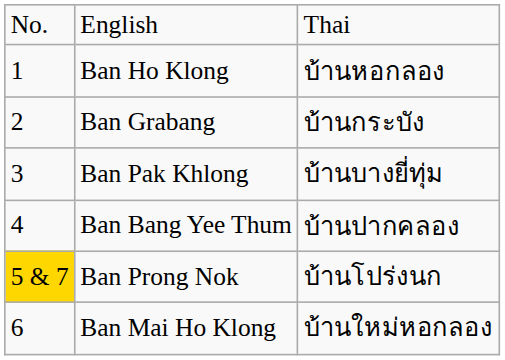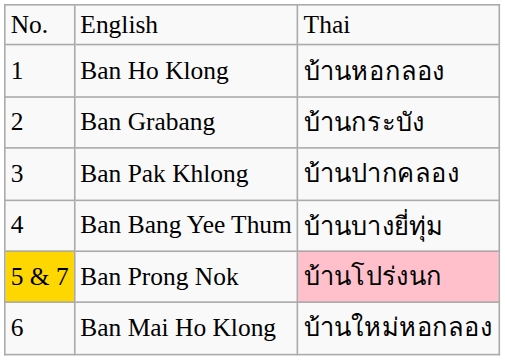(374, 174) บ้านบางยี่ทุ่ม -> (382, 174) บ้านปากคลอง
(382, 225) บ้านปากคลอง -> (374, 225) บ้านบางยี่ทุ่ม
(373, 277) no background -> (373, 277) pink background
